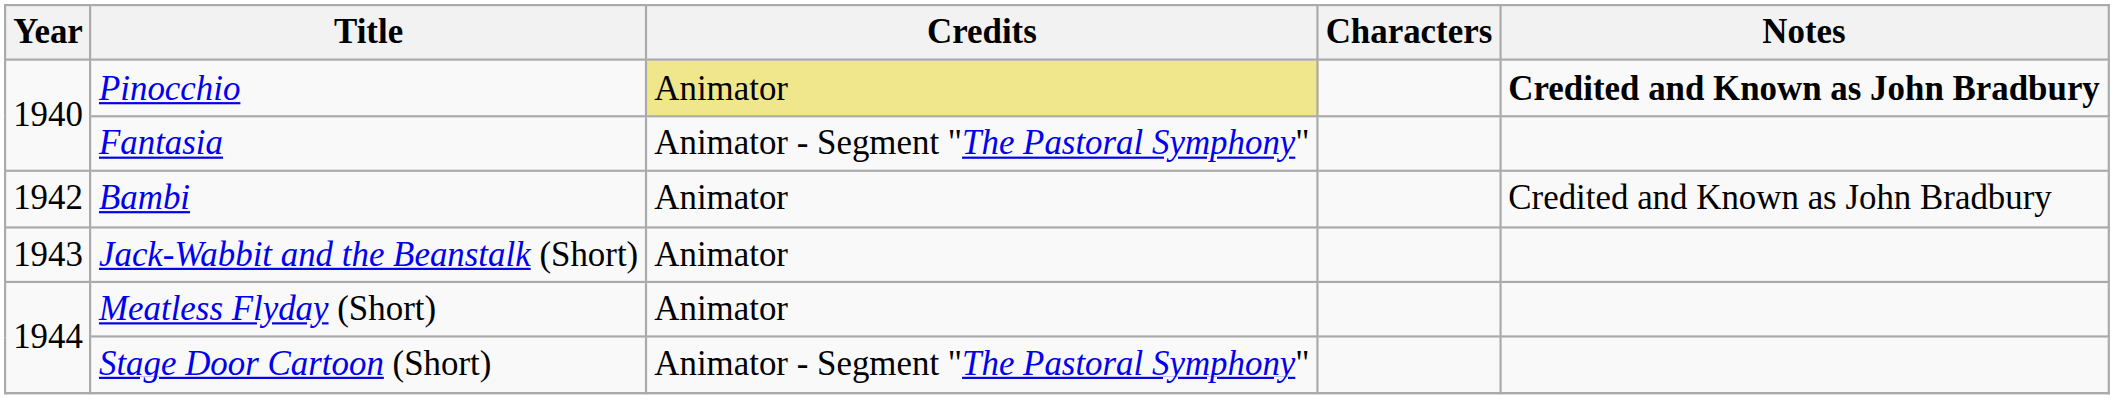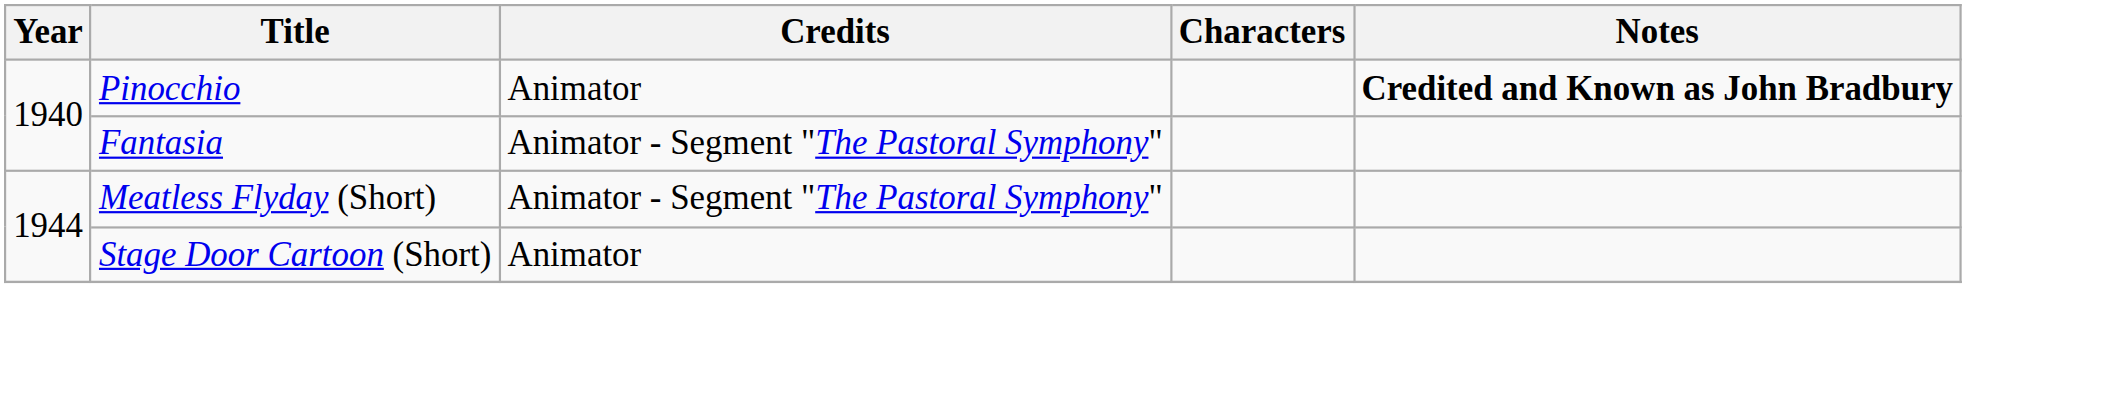(721, 87) khaki background -> (574, 87) no background
- row: (145, 198)
- row: (369, 253)
(721, 308) Animator -> (835, 198) Animator - Segment "The Pastoral Symphony"
(982, 364) Animator - Segment "The Pastoral Symphony" -> (574, 253) Animator
